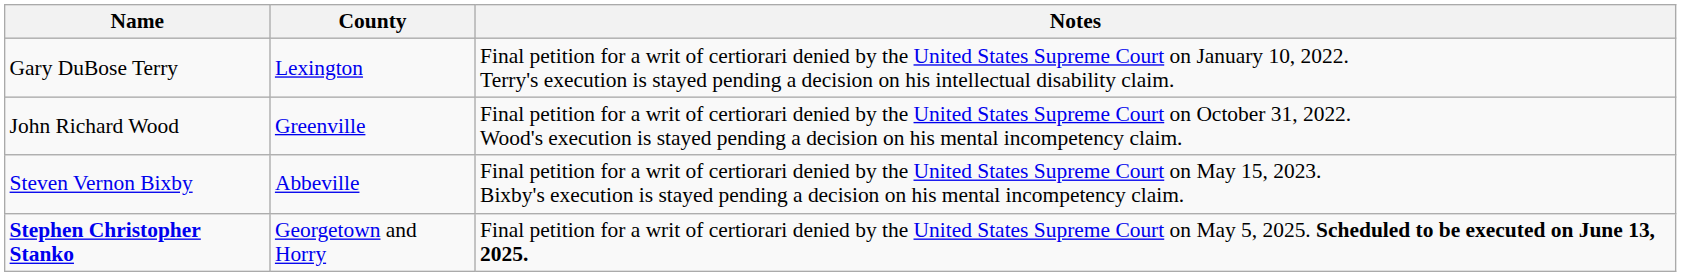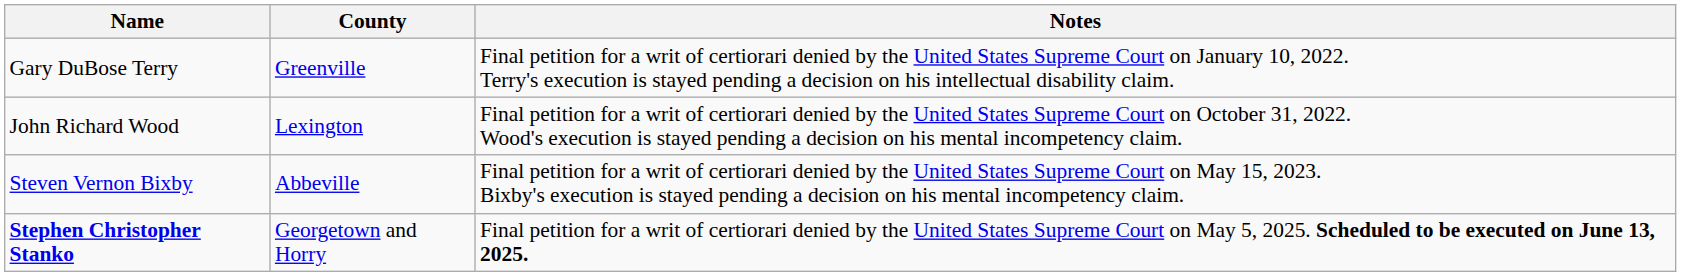(319, 67) Lexington -> (320, 67) Greenville
(320, 125) Greenville -> (319, 125) Lexington
